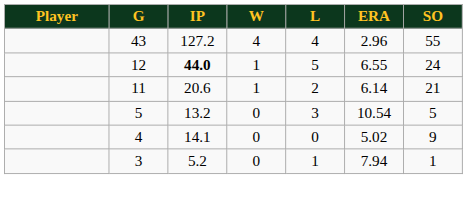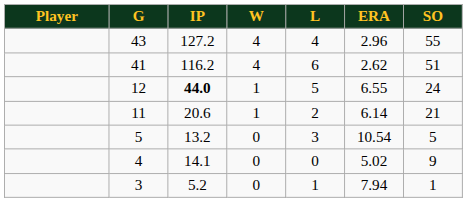+ row: (139, 64)
